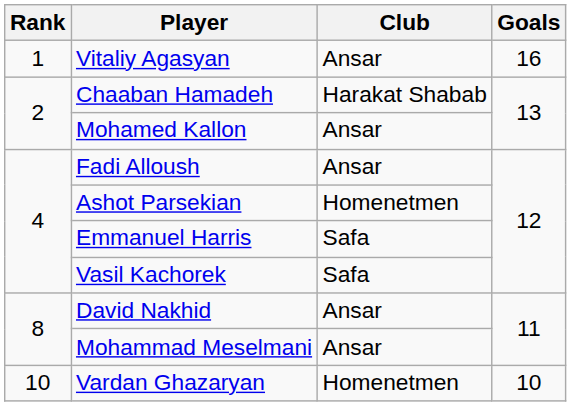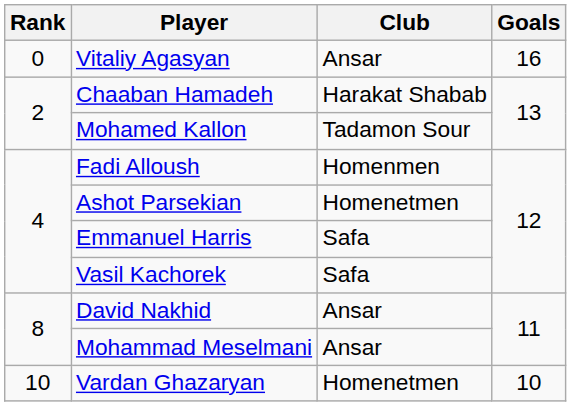(38, 58) 1 -> (38, 58) 0
(352, 130) Ansar -> (396, 130) Tadamon Sour
(352, 166) Ansar -> (381, 166) Homenmen
